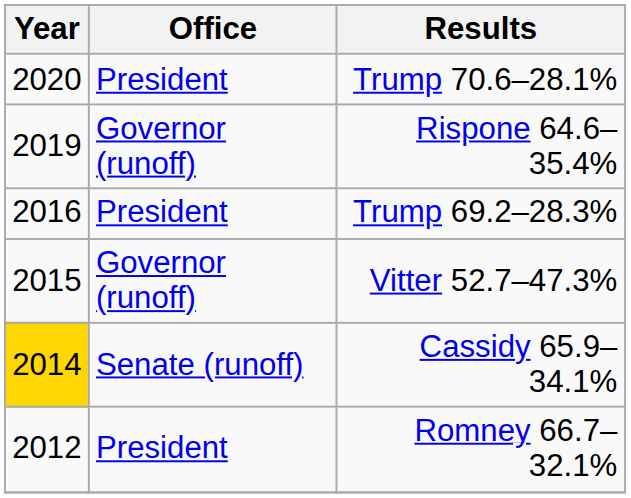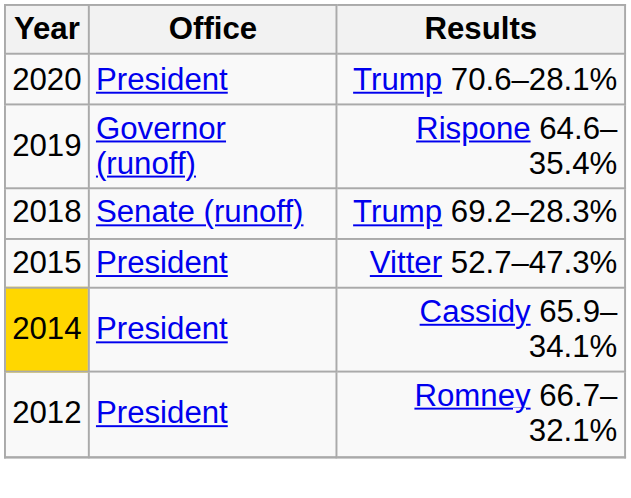(47, 212) 2016 -> (47, 212) 2018
(162, 212) President -> (200, 212) Senate (runoff)
(161, 279) Governor (runoff) -> (162, 262) President
(200, 364) Senate (runoff) -> (162, 329) President
